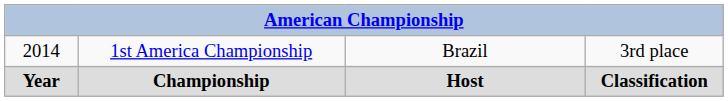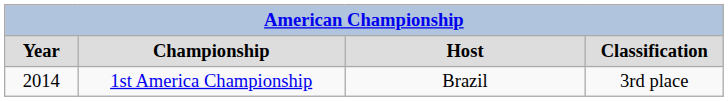rows swapped: (41, 81) <-> (41, 50)
